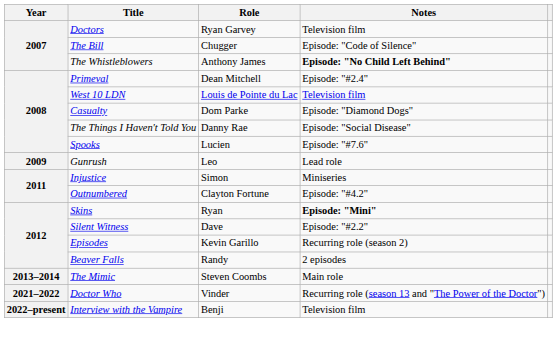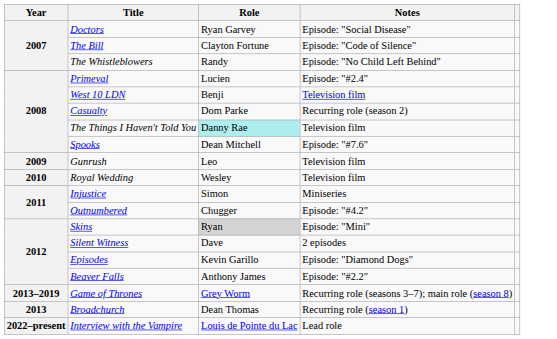(334, 29) Television film -> (357, 29) Episode: "Social Disease"
(219, 45) Chugger -> (235, 45) Clayton Fortune
(233, 62) Anthony James -> (215, 62) Randy
(377, 62) bold -> (372, 62) normal
(231, 78) Dean Mitchell -> (215, 78) Lucien
(249, 95) Louis de Pointe du Lac -> (212, 95) Benji
(358, 111) Episode: "Diamond Dogs" -> (355, 111) Recurring role (season 2)
(224, 128) no background -> (224, 128) paleturquoise background
(357, 128) Episode: "Social Disease" -> (334, 128) Television film
(215, 144) Lucien -> (231, 144) Dean Mitchell
(322, 161) Lead role -> (334, 161) Television film
+ row: (102, 177)
(235, 194) Clayton Fortune -> (219, 210) Chugger
(212, 210) no background -> (212, 227) lightgrey background
(339, 210) bold -> (336, 227) normal
(335, 227) Episode: "#2.2" -> (324, 243) 2 episodes
(355, 243) Recurring role (season 2) -> (358, 260) Episode: "Diamond Dogs"
(215, 260) Randy -> (233, 276) Anthony James
(324, 260) 2 episodes -> (335, 276) Episode: "#2.2"
- row: (93, 276)
+ row: (106, 293)
+ row: (97, 309)
- row: (96, 293)
(212, 309) Benji -> (249, 326) Louis de Pointe du Lac
(334, 309) Television film -> (322, 326) Lead role
